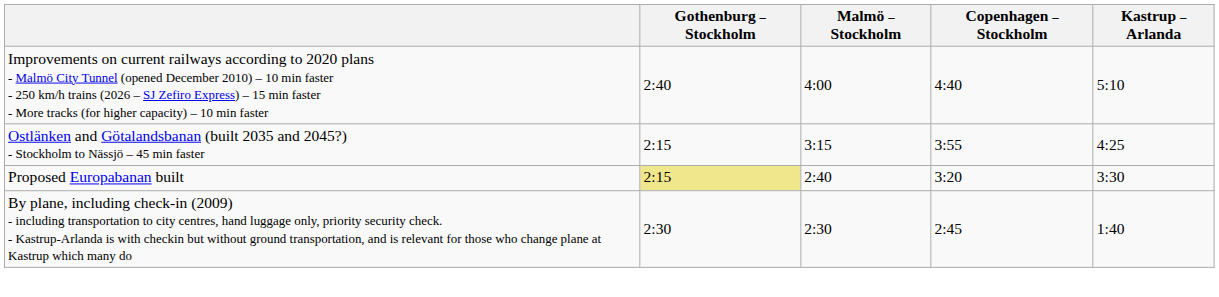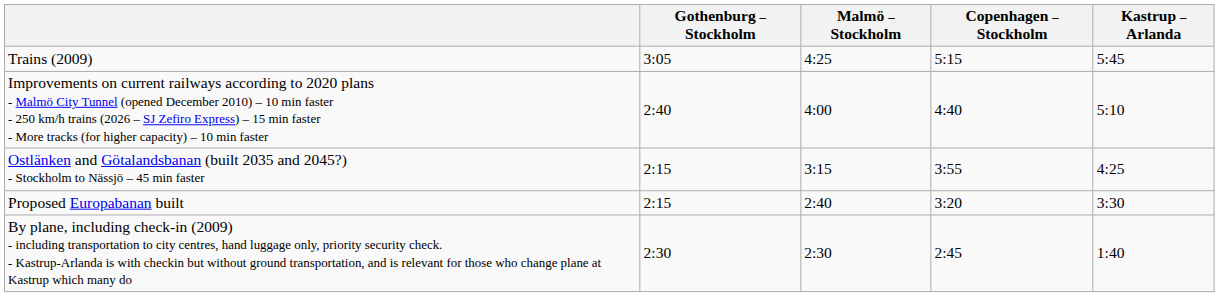+ row: (50, 58)
(657, 177) khaki background -> (657, 202) no background
